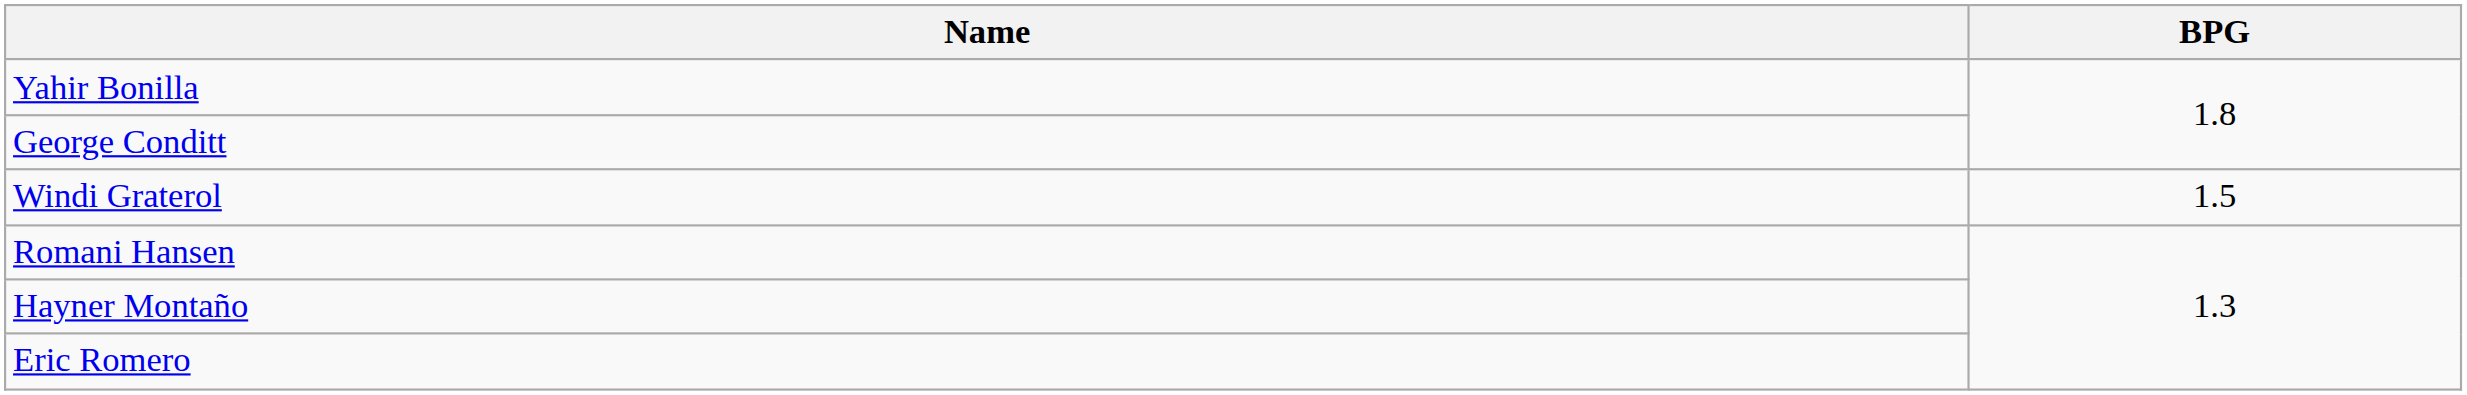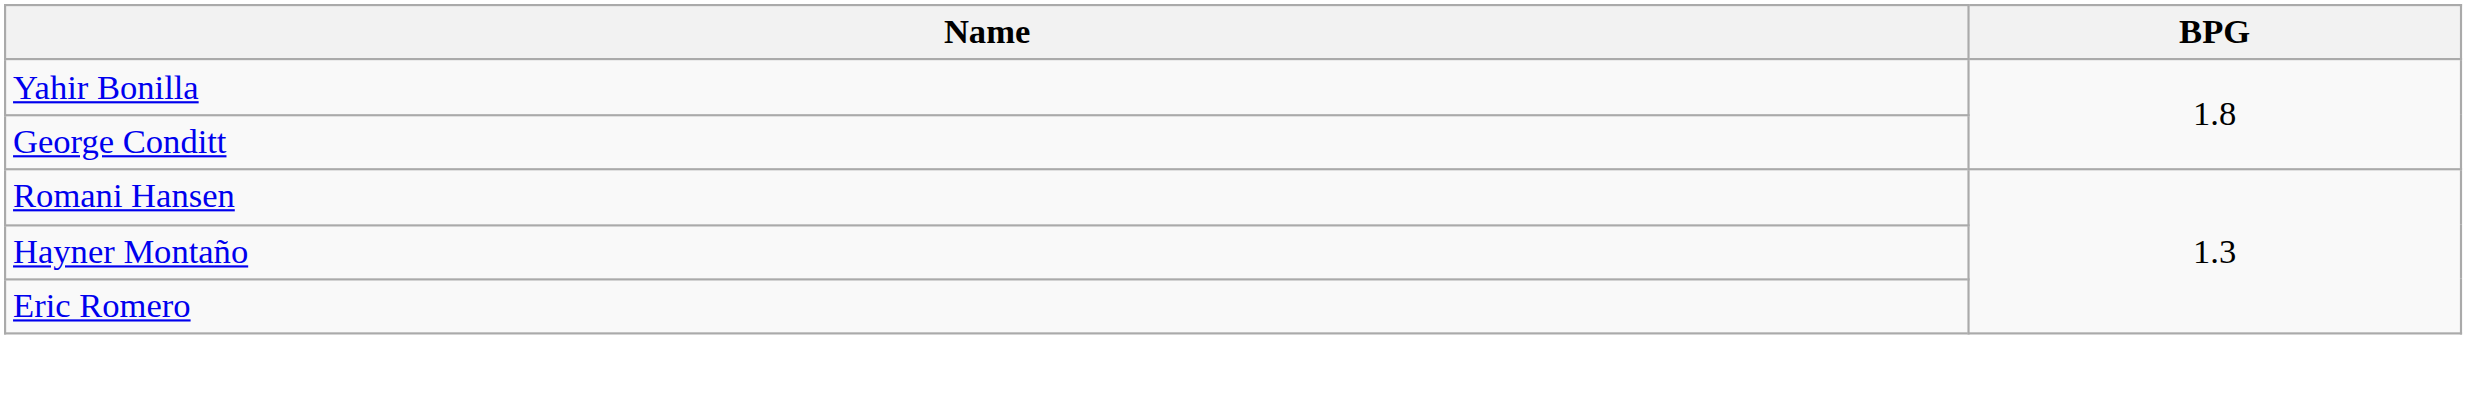- row: (117, 196)
